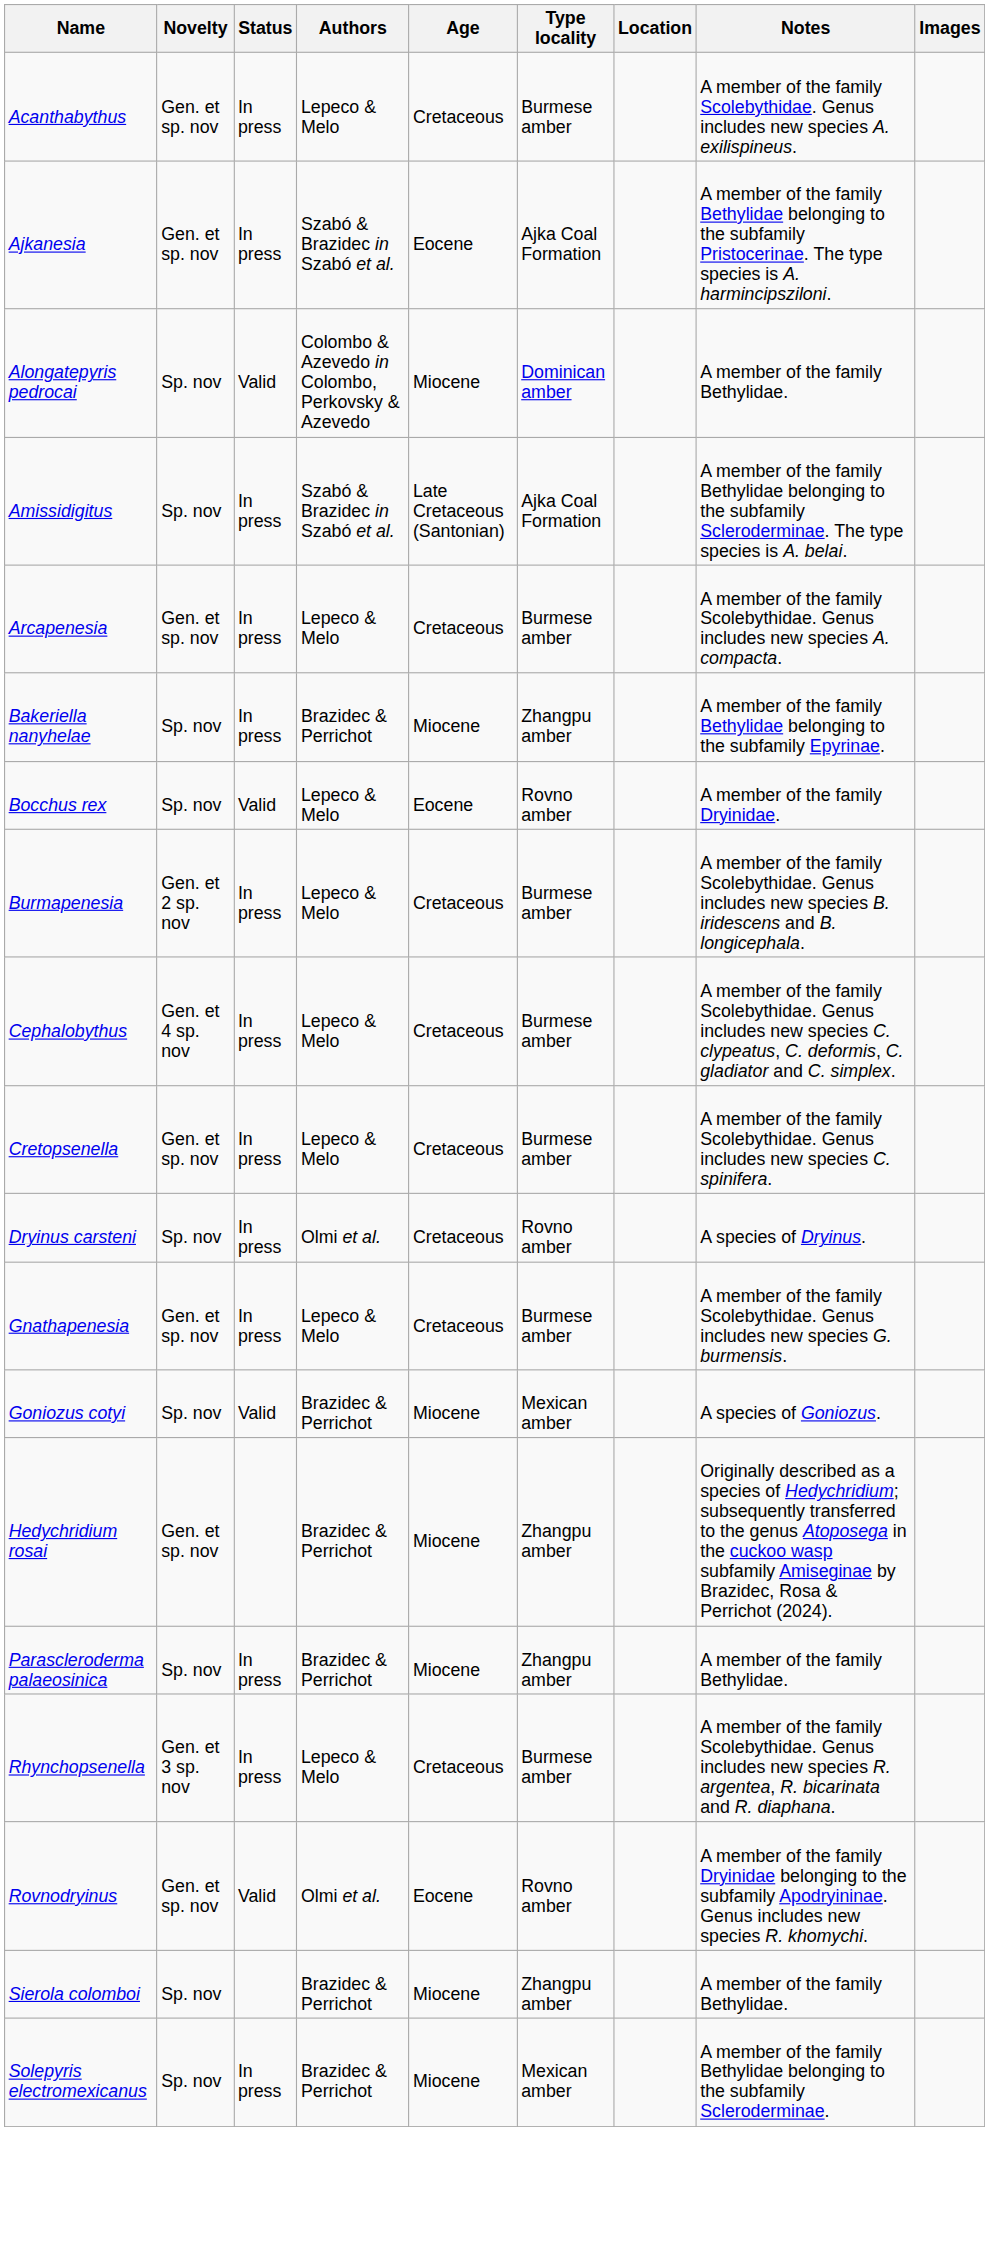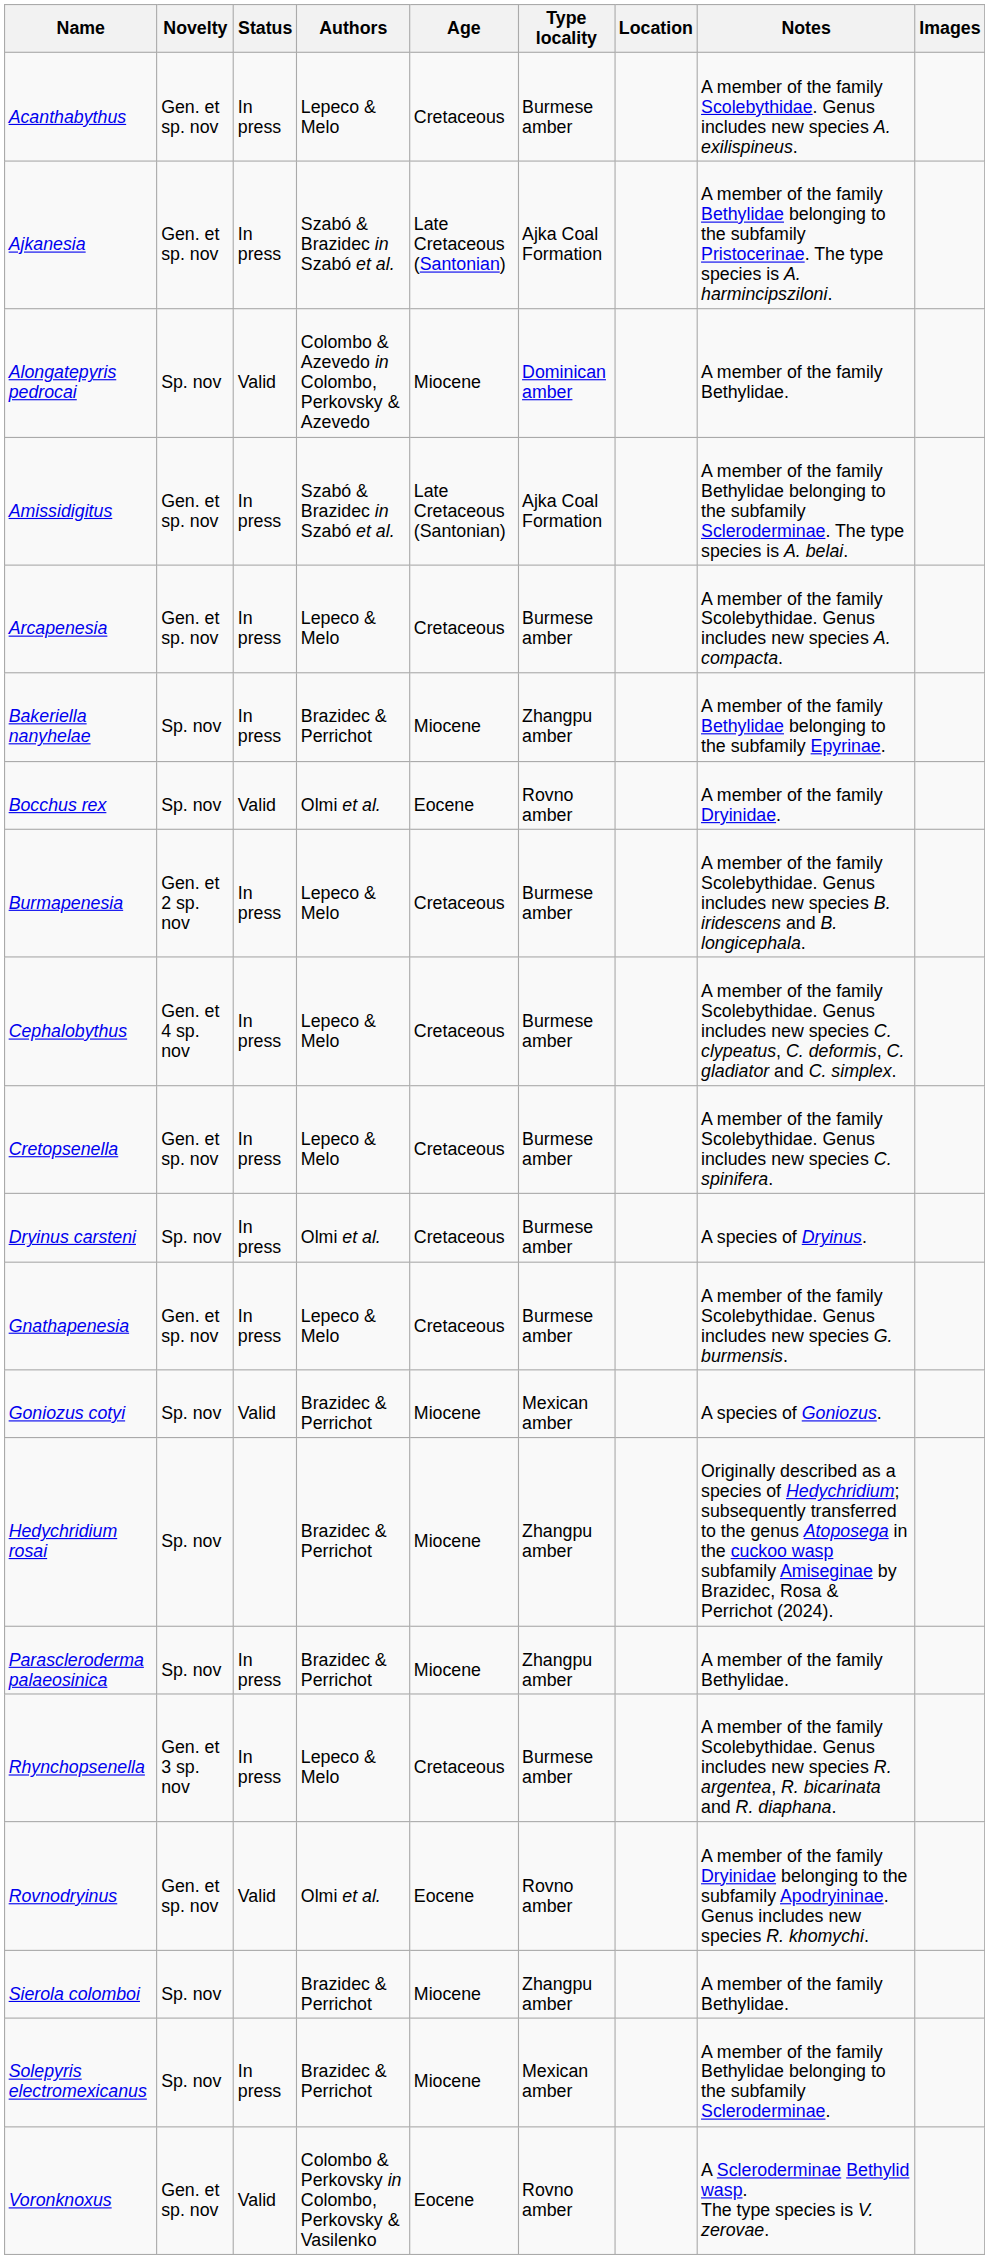(443, 244) Eocene -> (460, 244) Late Cretaceous (Santonian)
(191, 510) Sp. nov -> (190, 510) Gen. et sp. nov
(338, 805) Lepeco & Melo -> (341, 805) Olmi et al.
(547, 1237) Rovno amber -> (558, 1237) Burmese amber
(190, 1541) Gen. et sp. nov -> (191, 1541) Sp. nov
+ row: (60, 2200)
